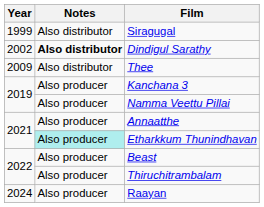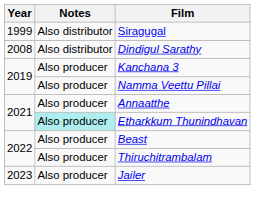(20, 49) 2002 -> (20, 49) 2008
(80, 49) bold -> (75, 49) normal
- row: (140, 67)
+ row: (131, 175)
- row: (147, 193)
